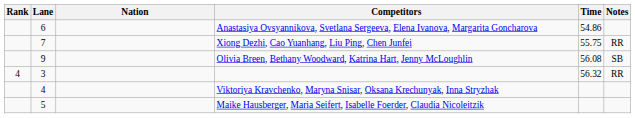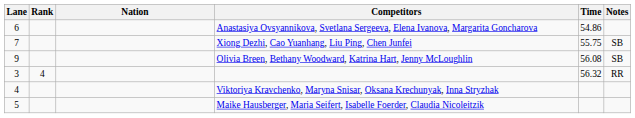columns swapped: (17, 12) <-> (43, 12)
(617, 43) RR -> (617, 43) SB
